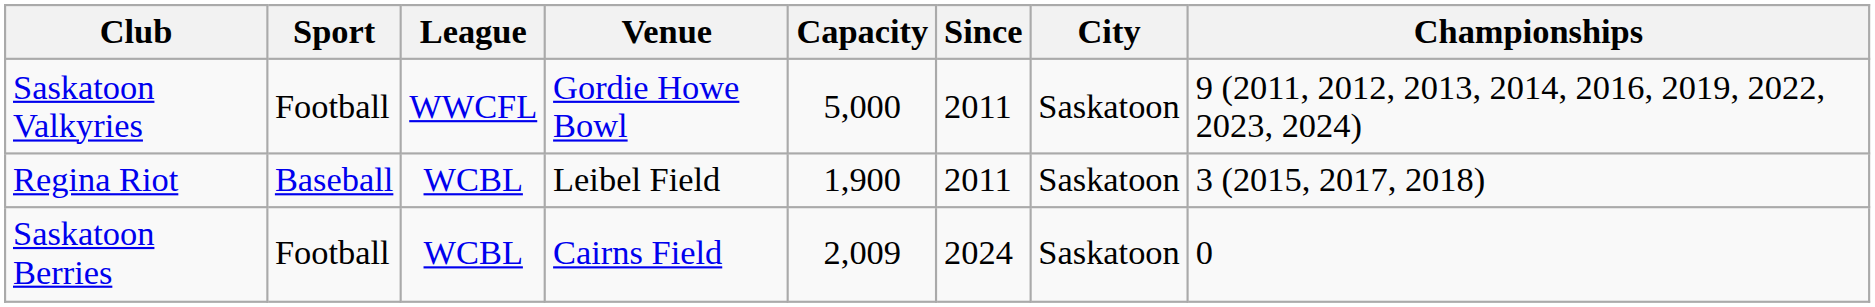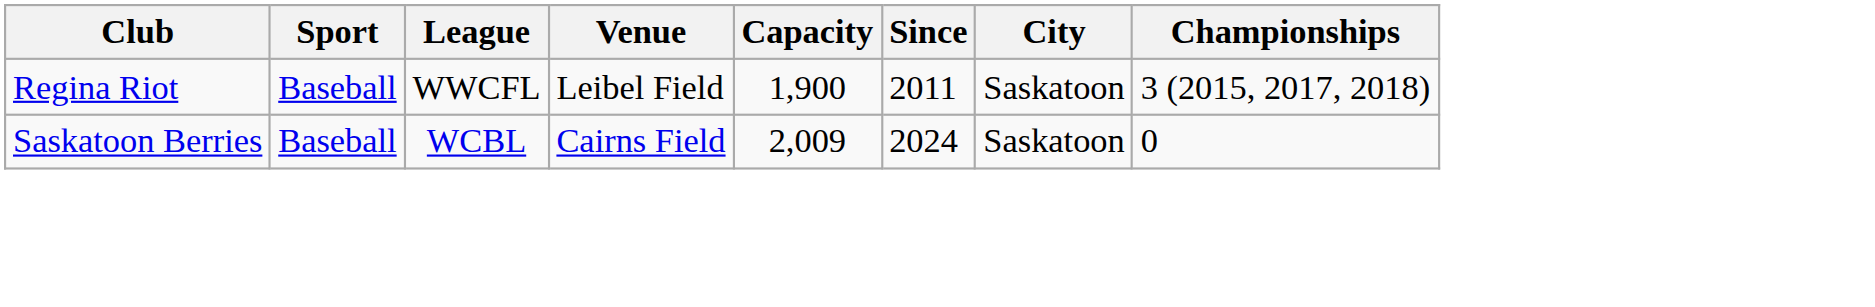- row: (84, 105)
(473, 179) WCBL -> (477, 86) WWCFL
(332, 253) Football -> (337, 140) Baseball
